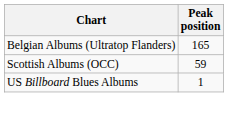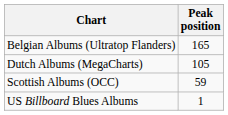+ row: (75, 63)
